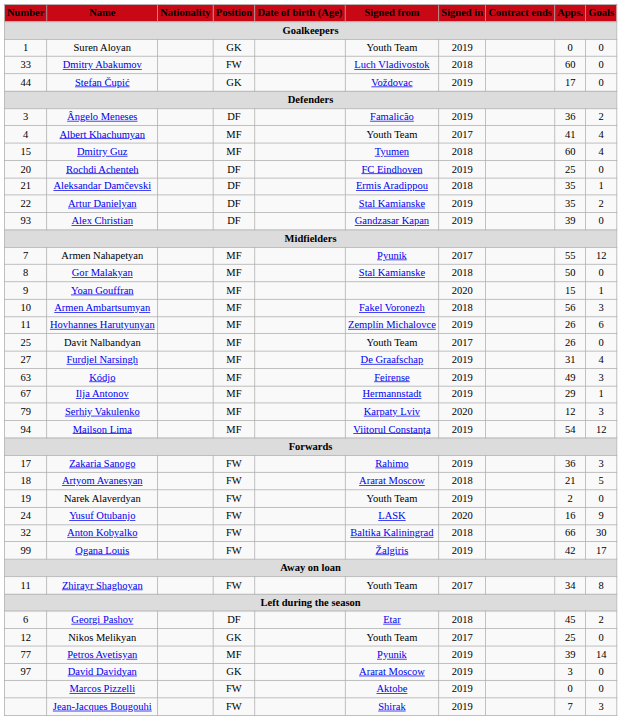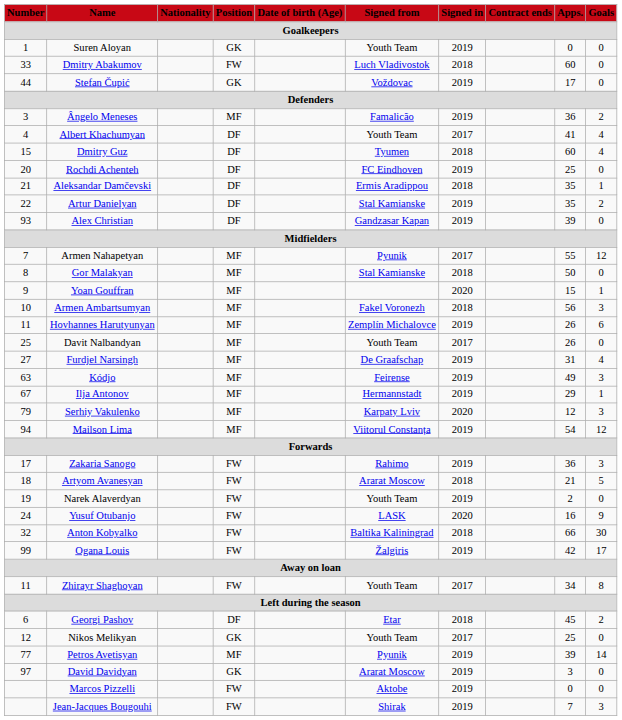(234, 117) DF -> (234, 117) MF
(234, 134) MF -> (234, 134) DF
(234, 152) MF -> (234, 152) DF
